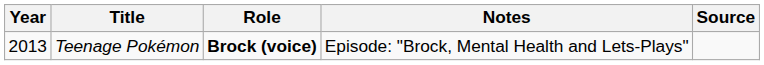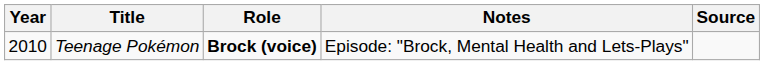(28, 45) 2013 -> (28, 45) 2010
